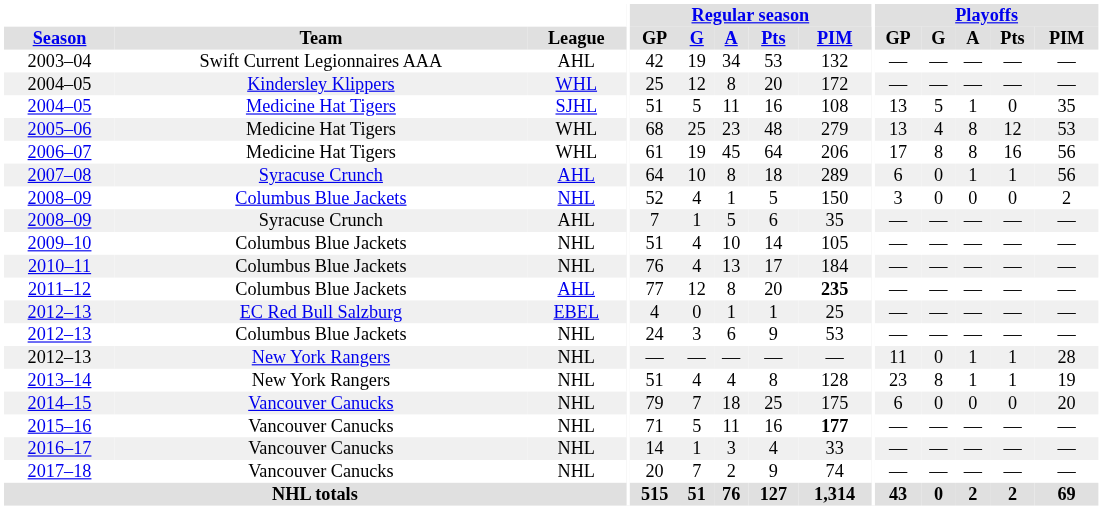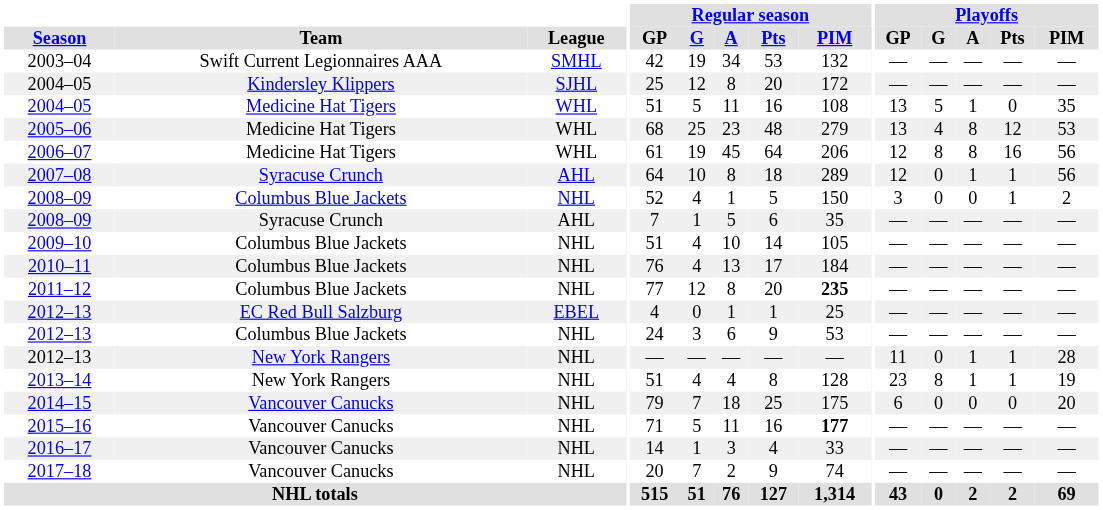(576, 60) AHL -> (576, 60) SMHL
(576, 83) WHL -> (576, 83) SJHL
(576, 106) SJHL -> (576, 106) WHL
(898, 152) 17 -> (898, 152) 12
(898, 174) 6 -> (898, 174) 12
(1013, 197) 0 -> (1013, 197) 1
(576, 288) AHL -> (576, 288) NHL
